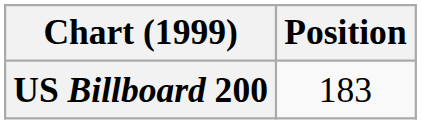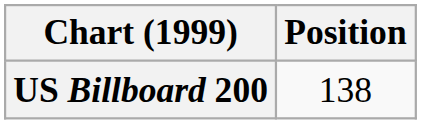(345, 88) 183 -> (345, 88) 138
